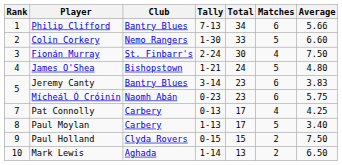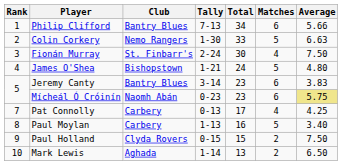(317, 40) 6.60 -> (317, 40) 6.63
(317, 97) no background -> (317, 97) khaki background
(241, 125) 17 -> (241, 125) 16
